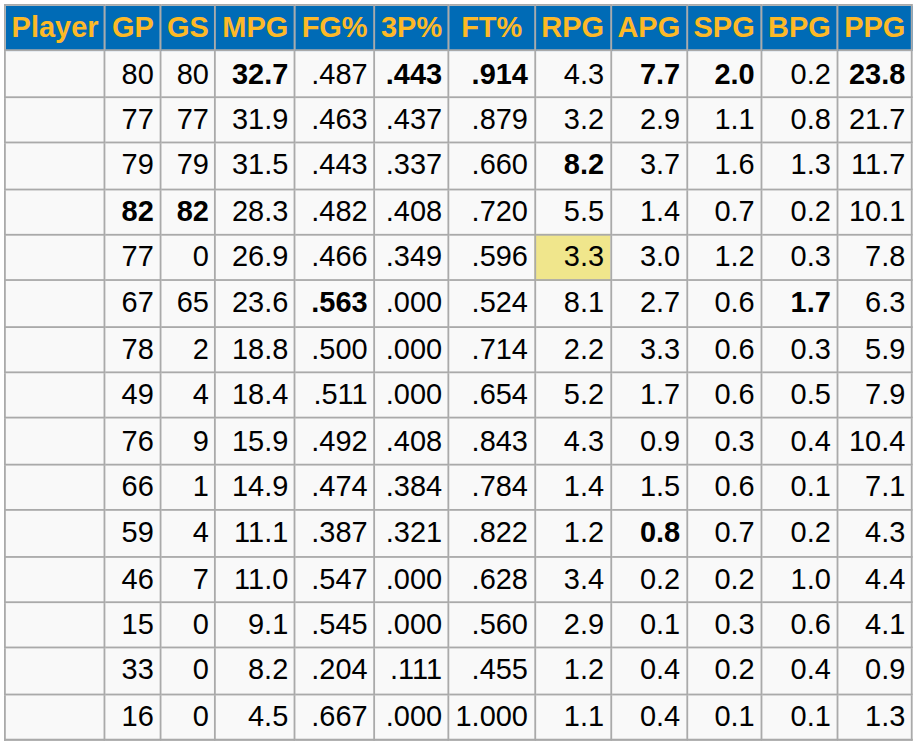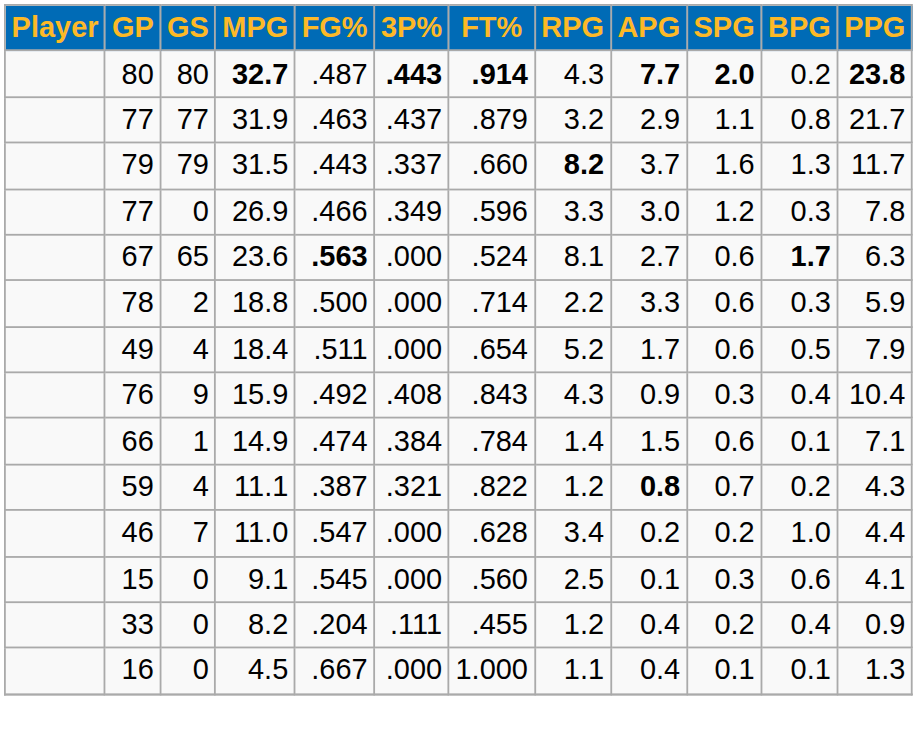- row: (260, 211)
(584, 257) khaki background -> (584, 211) no background
(584, 624) 2.9 -> (584, 578) 2.5
